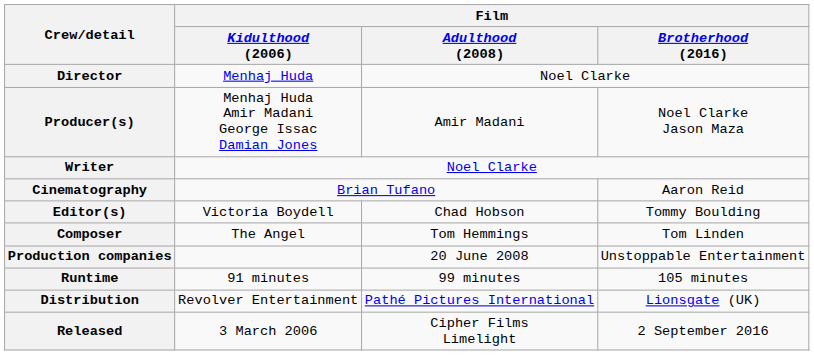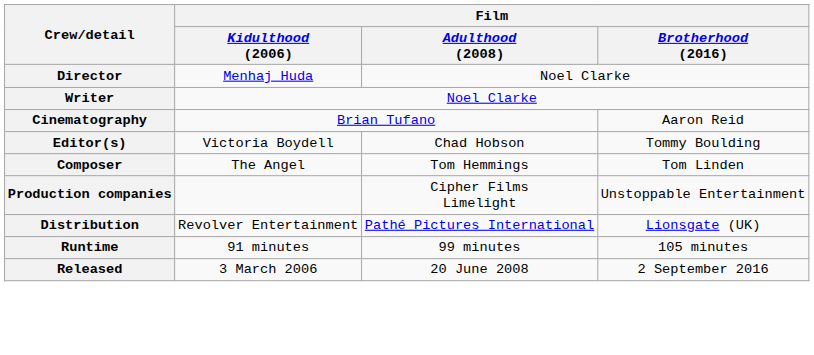- row: (90, 122)
(480, 257) 20 June 2008 -> (480, 195) Cipher Films Limelight
rows swapped: (90, 301) <-> (90, 279)
(480, 331) Cipher Films Limelight -> (480, 270) 20 June 2008
